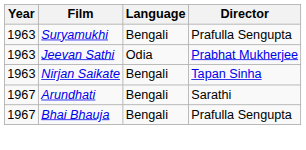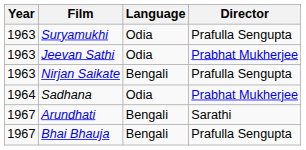(147, 34) Bengali -> (139, 34) Odia
(226, 74) Tapan Sinha -> (242, 74) Prafulla Sengupta
+ row: (67, 94)
